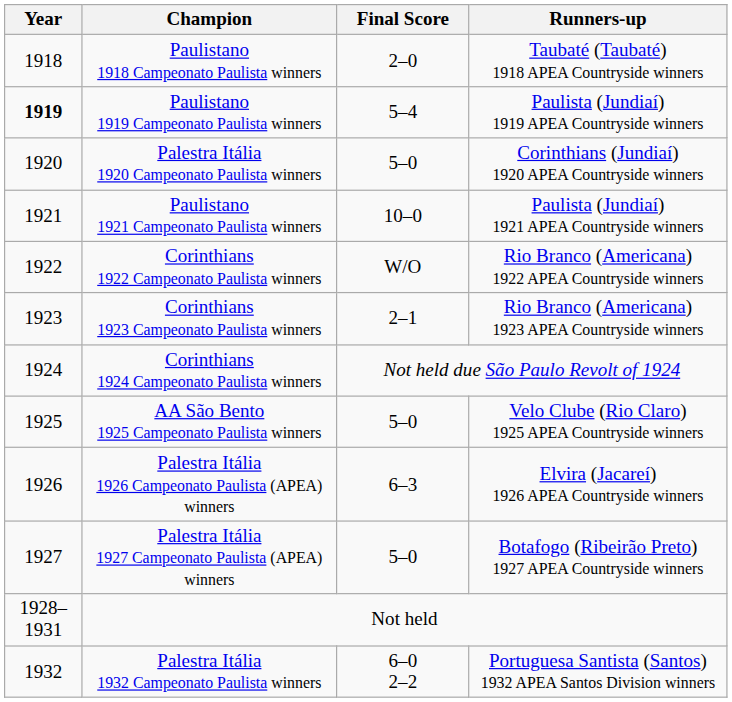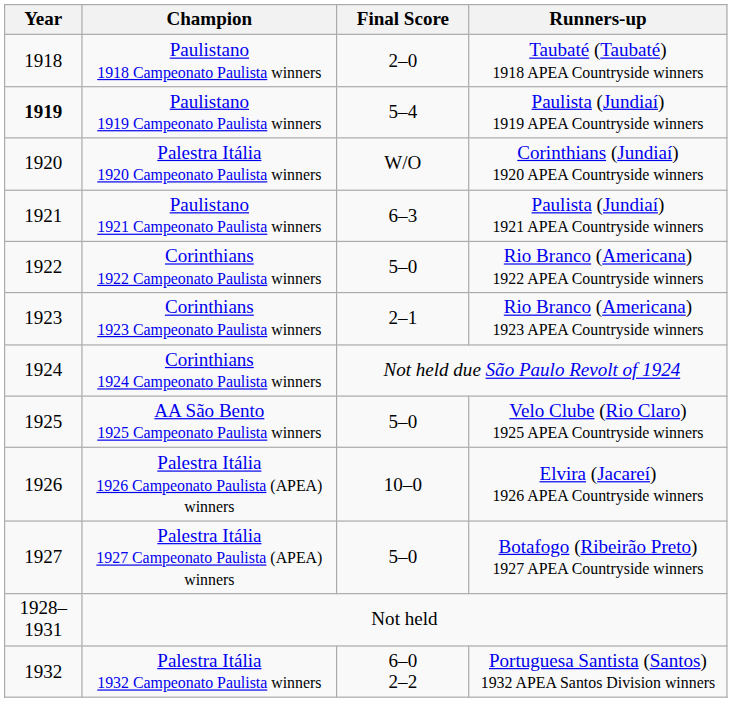(403, 163) 5–0 -> (403, 163) W/O
(403, 215) 10–0 -> (403, 215) 6–3
(403, 266) W/O -> (403, 266) 5–0
(403, 484) 6–3 -> (403, 484) 10–0
